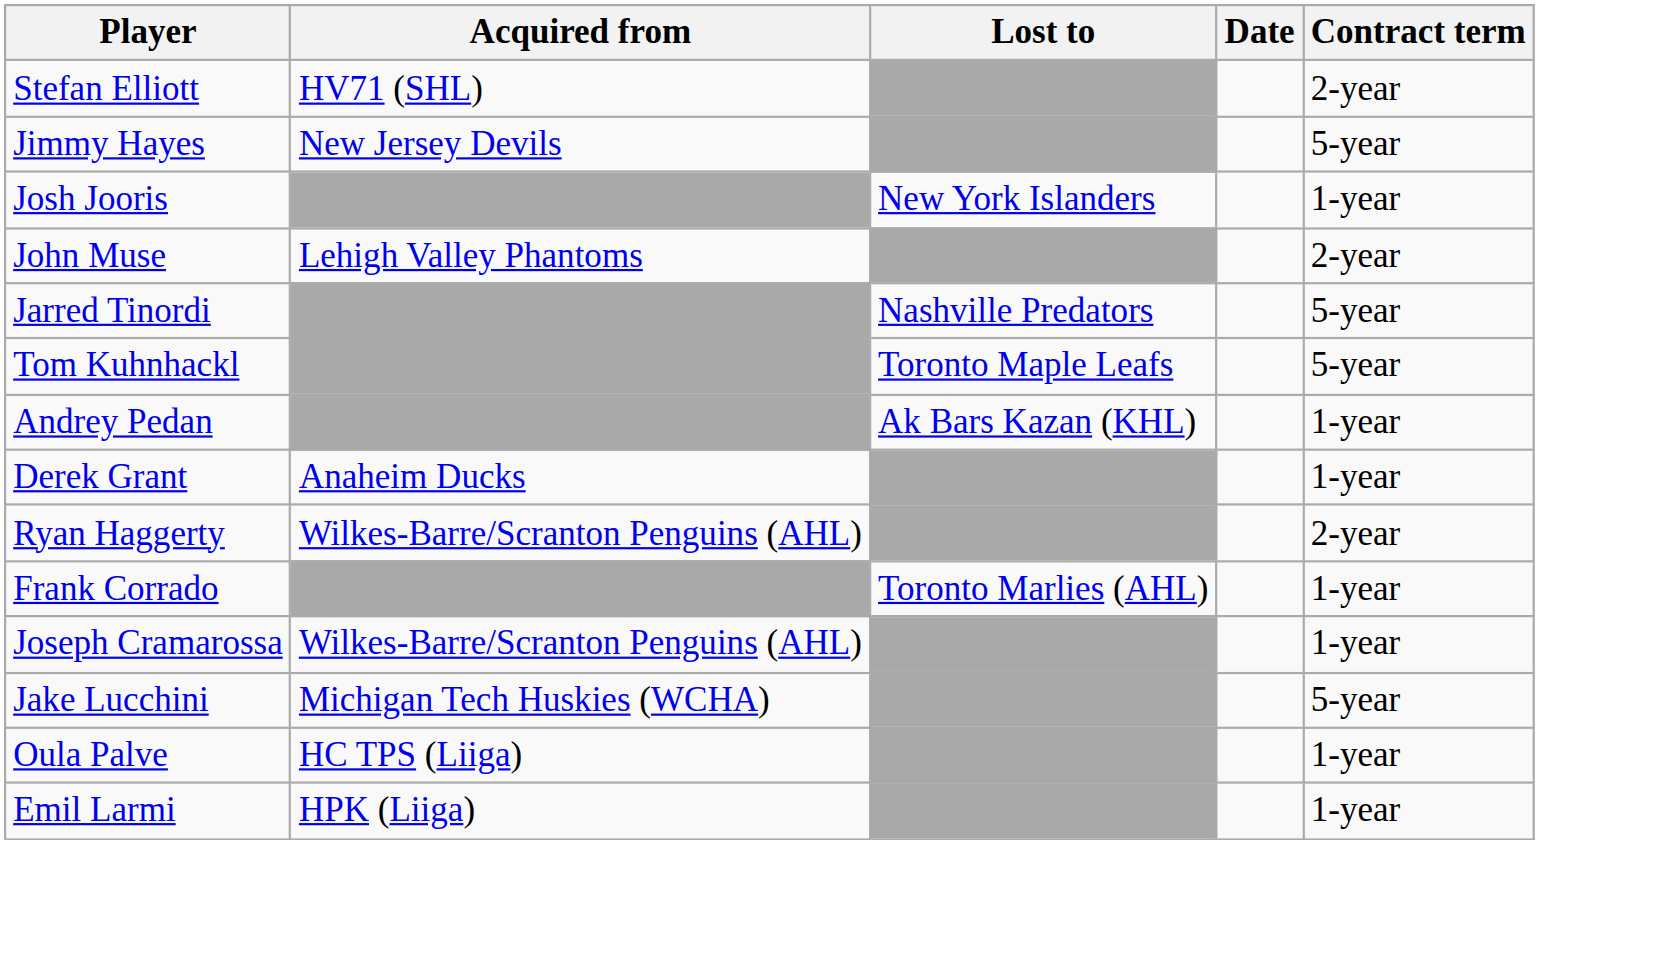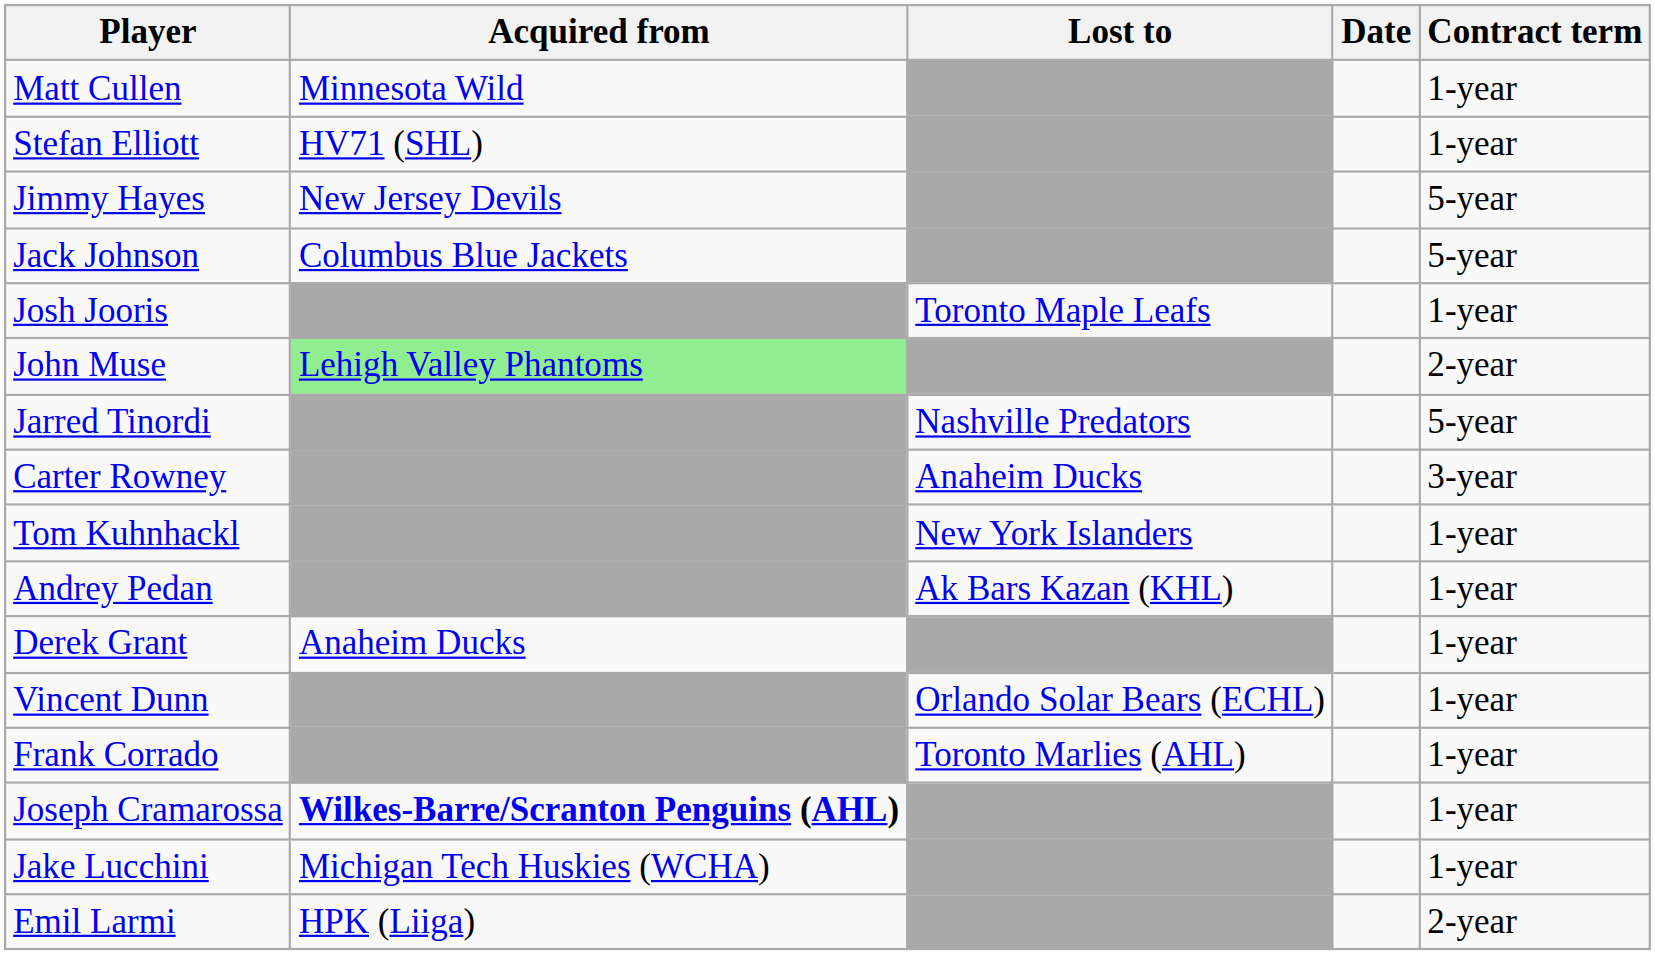+ row: (97, 87)
(1356, 87) 2-year -> (1472, 143) 1-year
+ row: (106, 254)
(1017, 198) New York Islanders -> (1063, 310) Toronto Maple Leafs
(471, 254) no background -> (471, 365) lightgreen background
+ row: (120, 476)
(1026, 365) Toronto Maple Leafs -> (1054, 532) New York Islanders
(1356, 365) 5-year -> (1472, 532) 1-year
+ row: (111, 699)
- row: (119, 532)
(580, 643) normal -> (599, 810) bold
(1356, 699) 5-year -> (1472, 865) 1-year
- row: (91, 754)
(1356, 810) 1-year -> (1472, 921) 2-year
